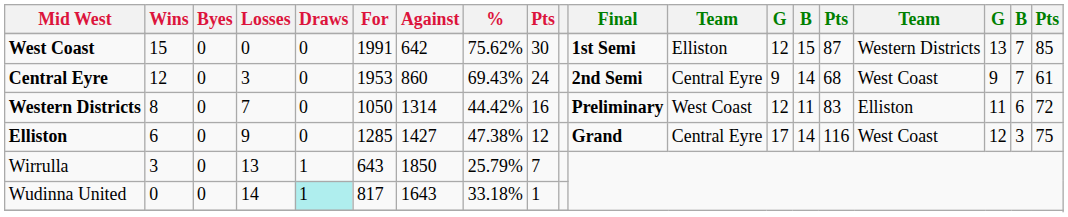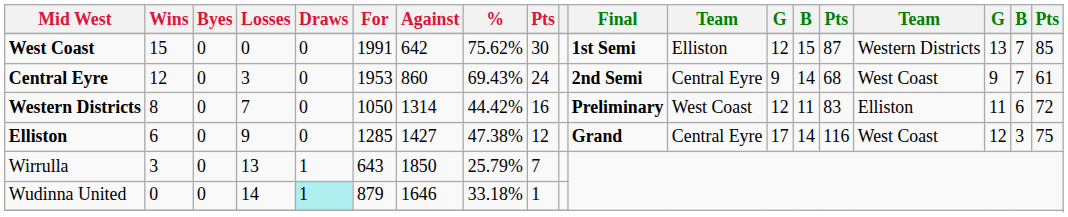(370, 195) 817 -> (370, 195) 879
(419, 195) 1643 -> (419, 195) 1646
